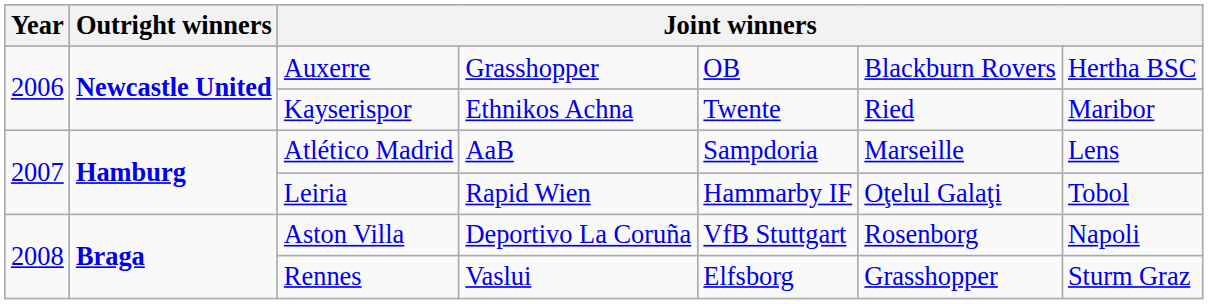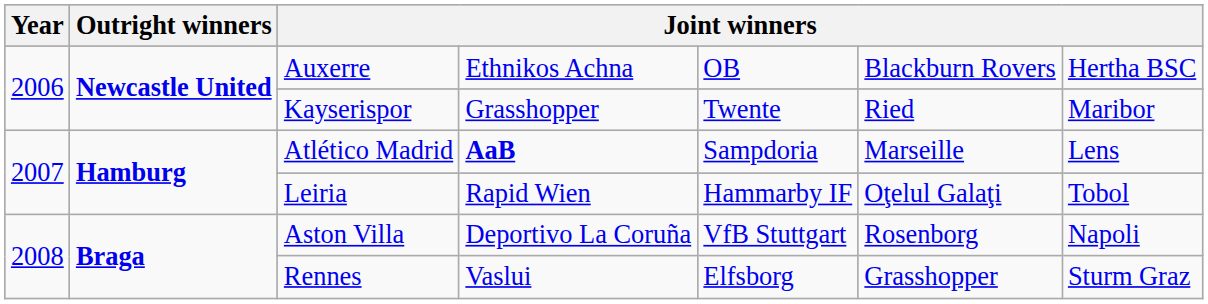(532, 67) Grasshopper -> (549, 67) Ethnikos Achna
(549, 109) Ethnikos Achna -> (532, 109) Grasshopper
(490, 151) normal -> (490, 151) bold
